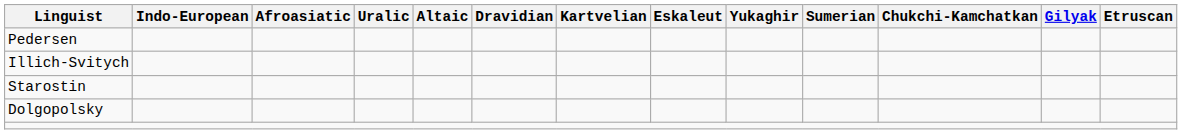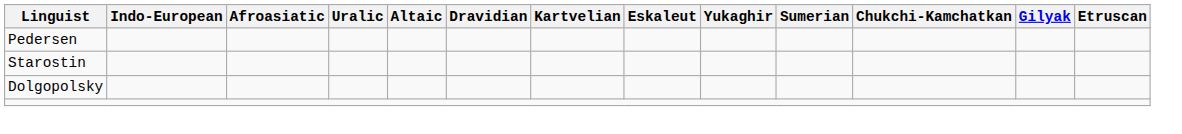- row: (69, 63)
